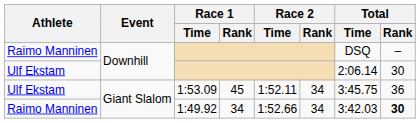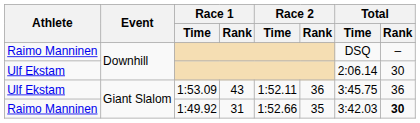(237, 90) 45 -> (237, 90) 43
(317, 90) 34 -> (317, 90) 36
(237, 109) 34 -> (237, 109) 31
(317, 109) 34 -> (317, 109) 35
